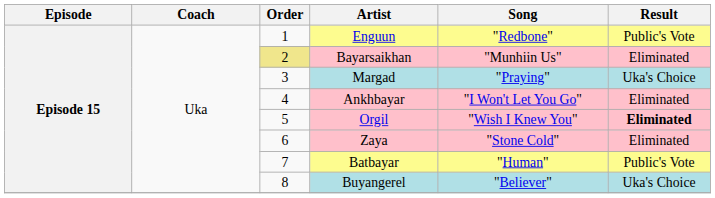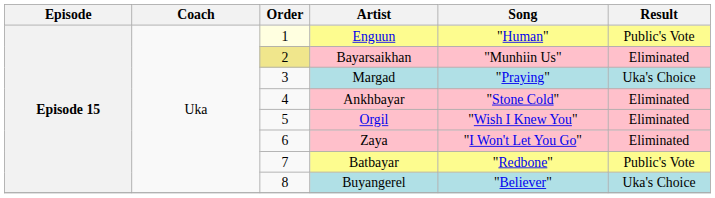(285, 36) no background -> (285, 36) lightyellow background
(523, 36) "Redbone" -> (523, 36) "Human"
(523, 99) "I Won't Let You Go" -> (523, 99) "Stone Cold"
(659, 120) bold -> (659, 120) normal
(523, 141) "Stone Cold" -> (523, 141) "I Won't Let You Go"
(523, 162) "Human" -> (523, 162) "Redbone"
